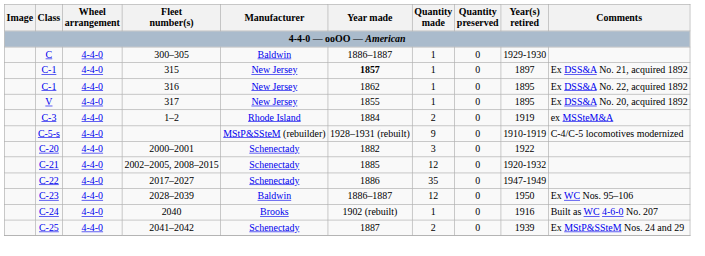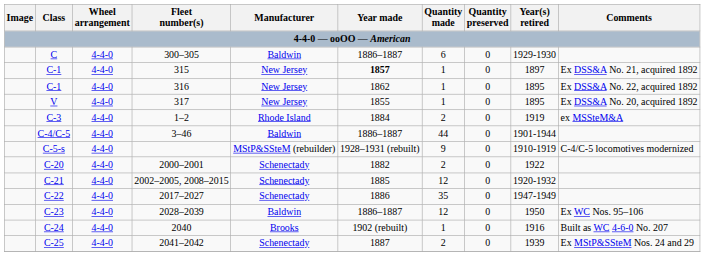(433, 54) 1 -> (443, 54) 6
+ row: (54, 133)
(433, 149) 3 -> (443, 165) 2
